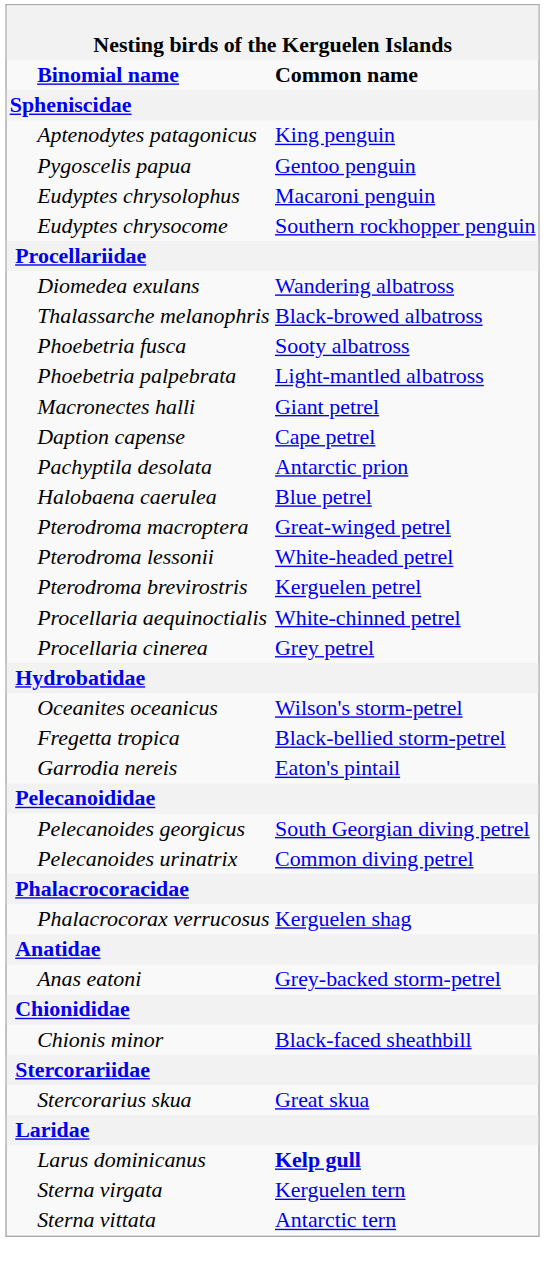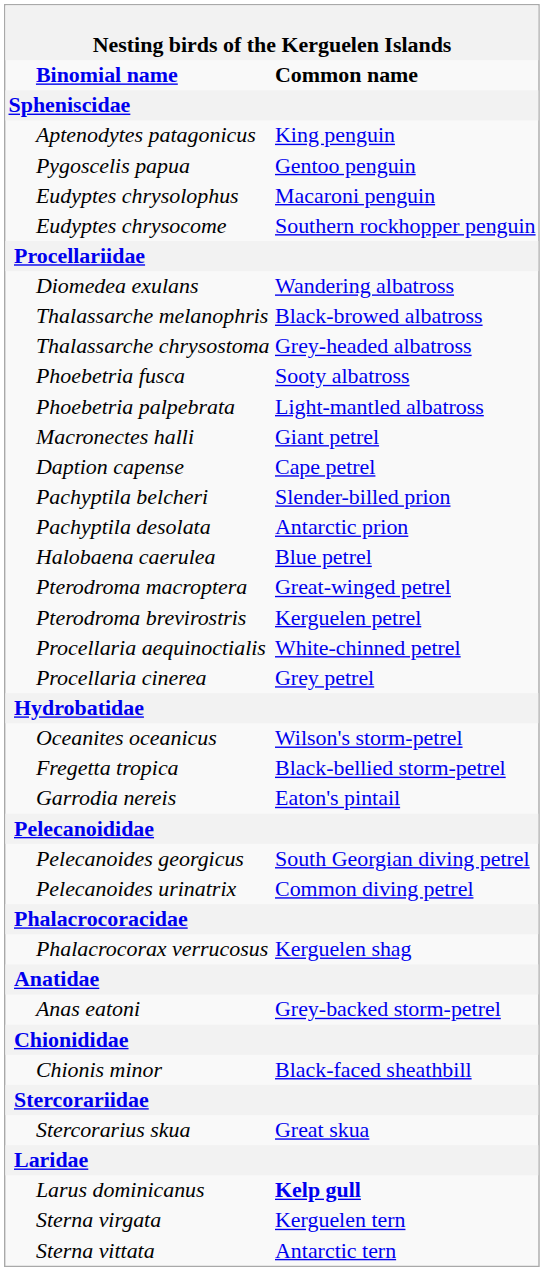+ row: (153, 346)
+ row: (122, 497)
- row: (126, 557)
